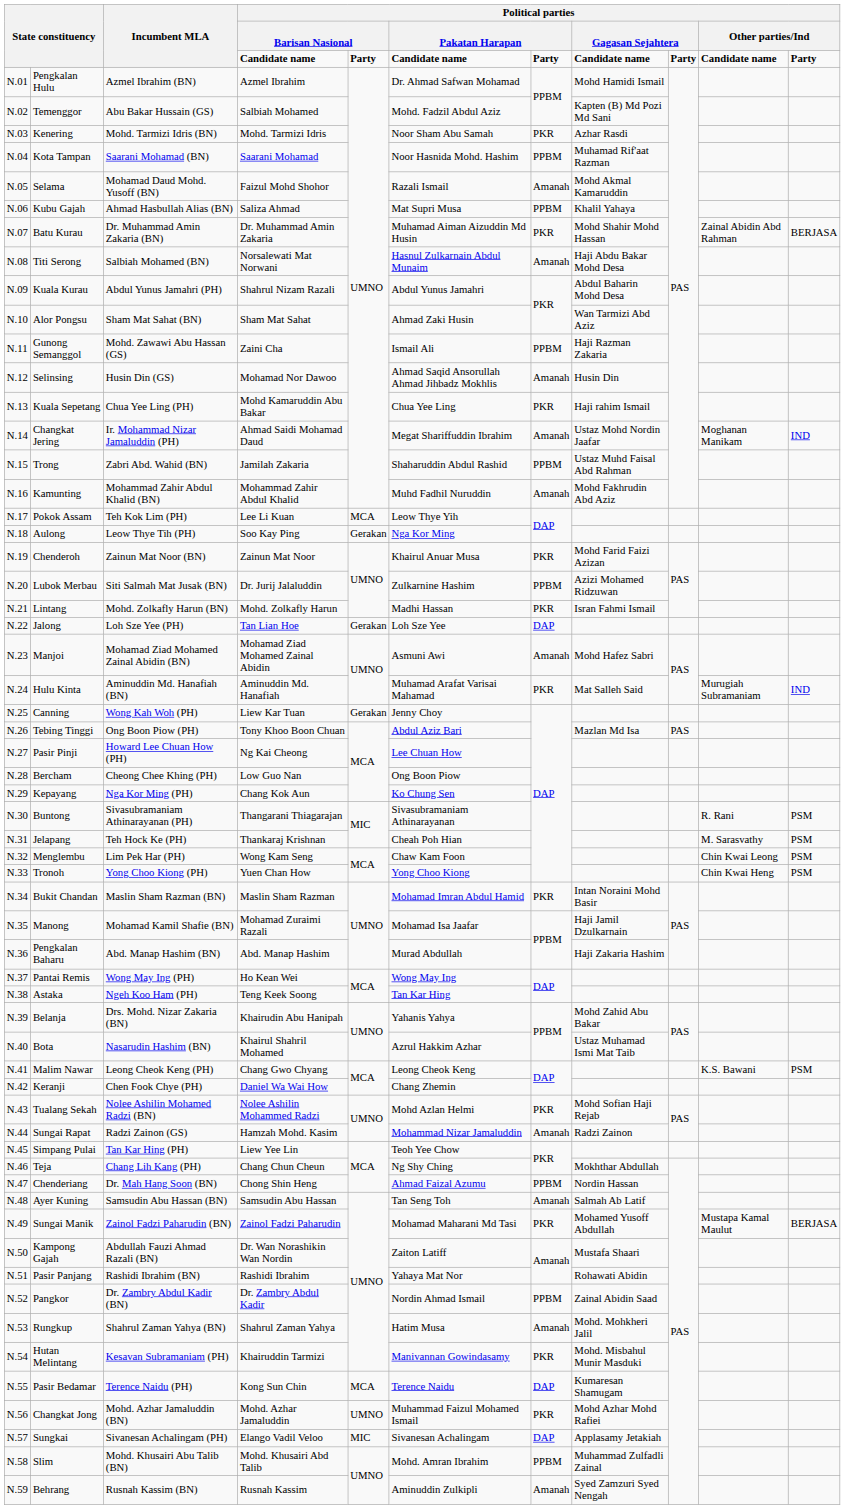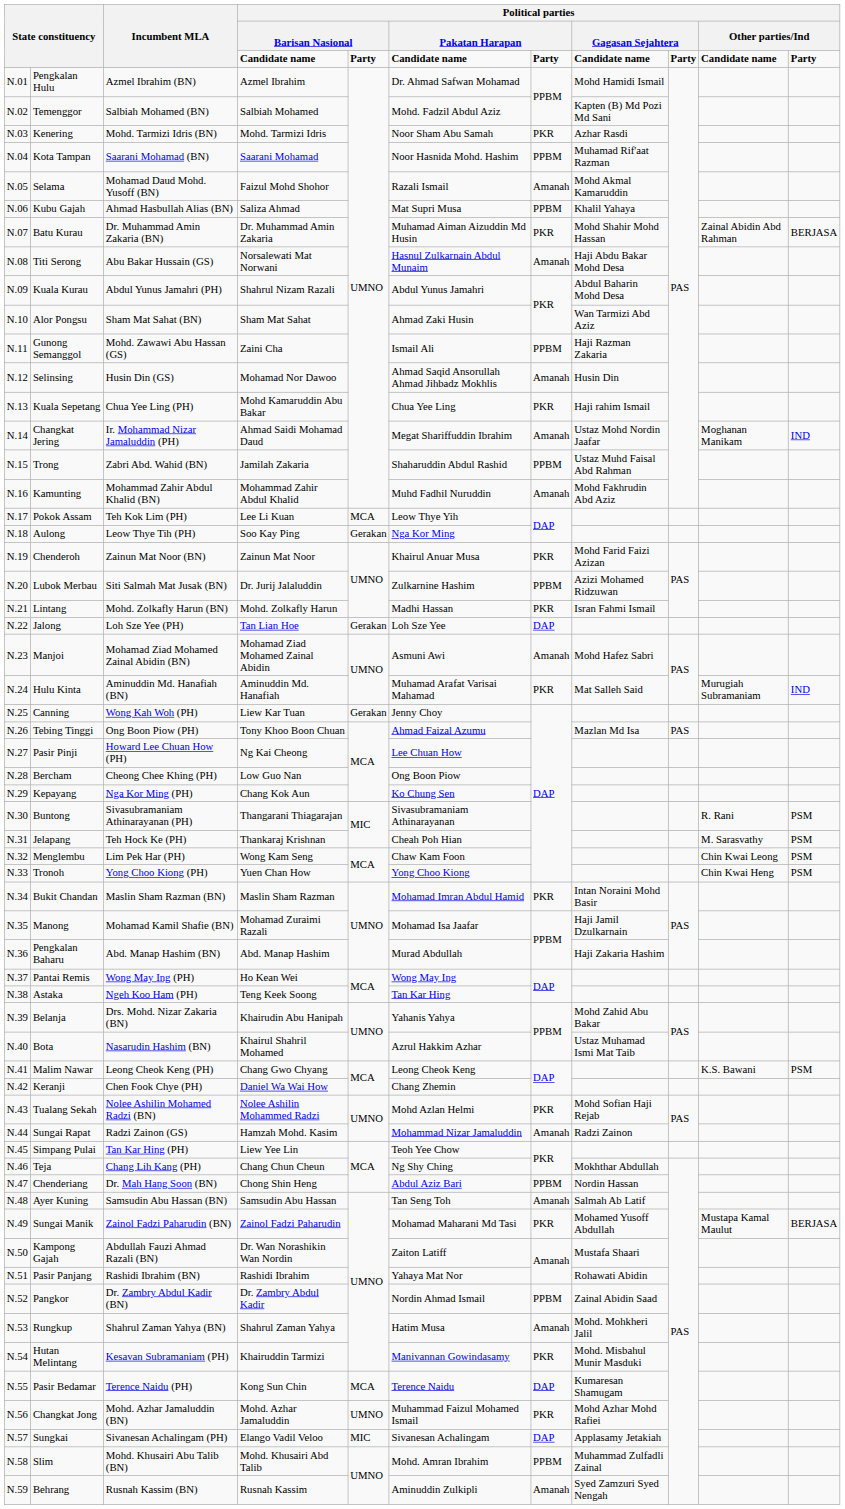(160, 111) Abu Bakar Hussain (GS) -> (157, 111) Salbiah Mohamed (BN)
(157, 261) Salbiah Mohamed (BN) -> (160, 261) Abu Bakar Hussain (GS)
(427, 730) Abdul Aziz Bari -> (439, 730) Ahmad Faizal Azumu
(439, 1183) Ahmad Faizal Azumu -> (427, 1183) Abdul Aziz Bari
